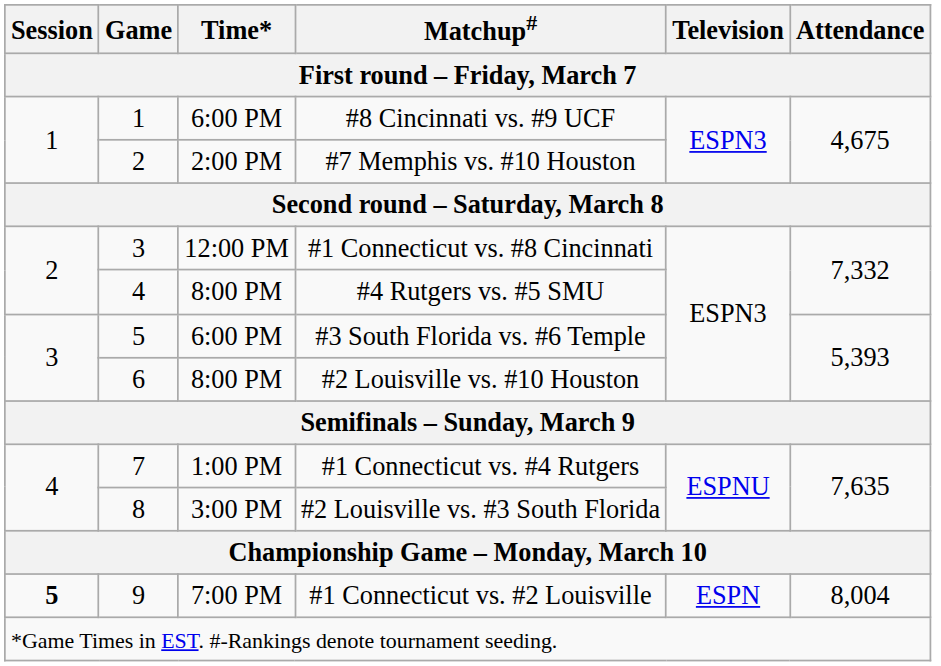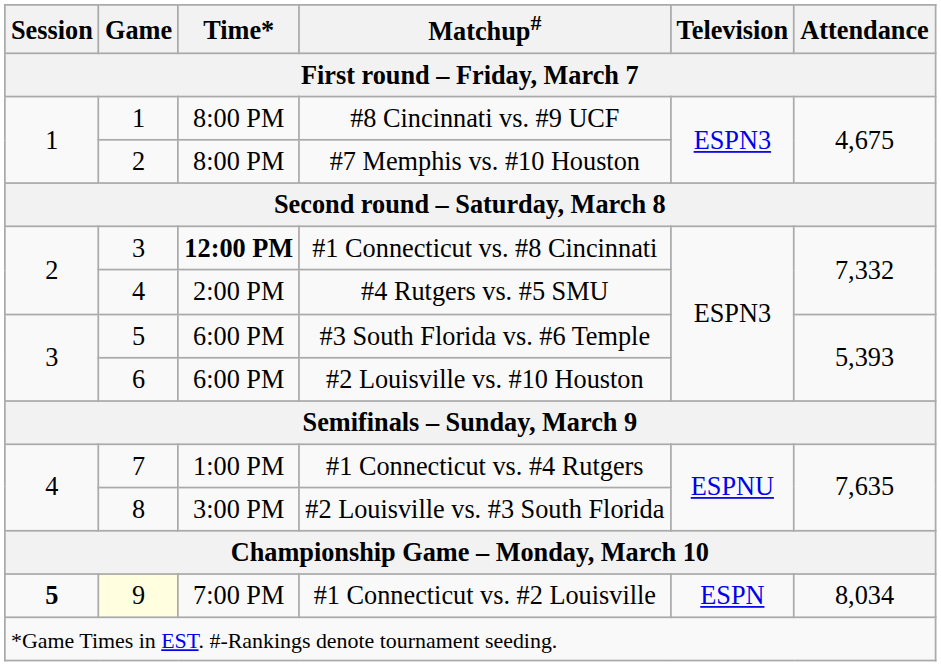(237, 118) 6:00 PM -> (239, 118) 8:00 PM
(237, 161) 2:00 PM -> (239, 161) 8:00 PM
(237, 248) normal -> (239, 248) bold
(237, 291) 8:00 PM -> (239, 291) 2:00 PM
(237, 378) 8:00 PM -> (239, 378) 6:00 PM
(139, 595) no background -> (139, 595) lightyellow background
(860, 595) 8,004 -> (864, 595) 8,034
